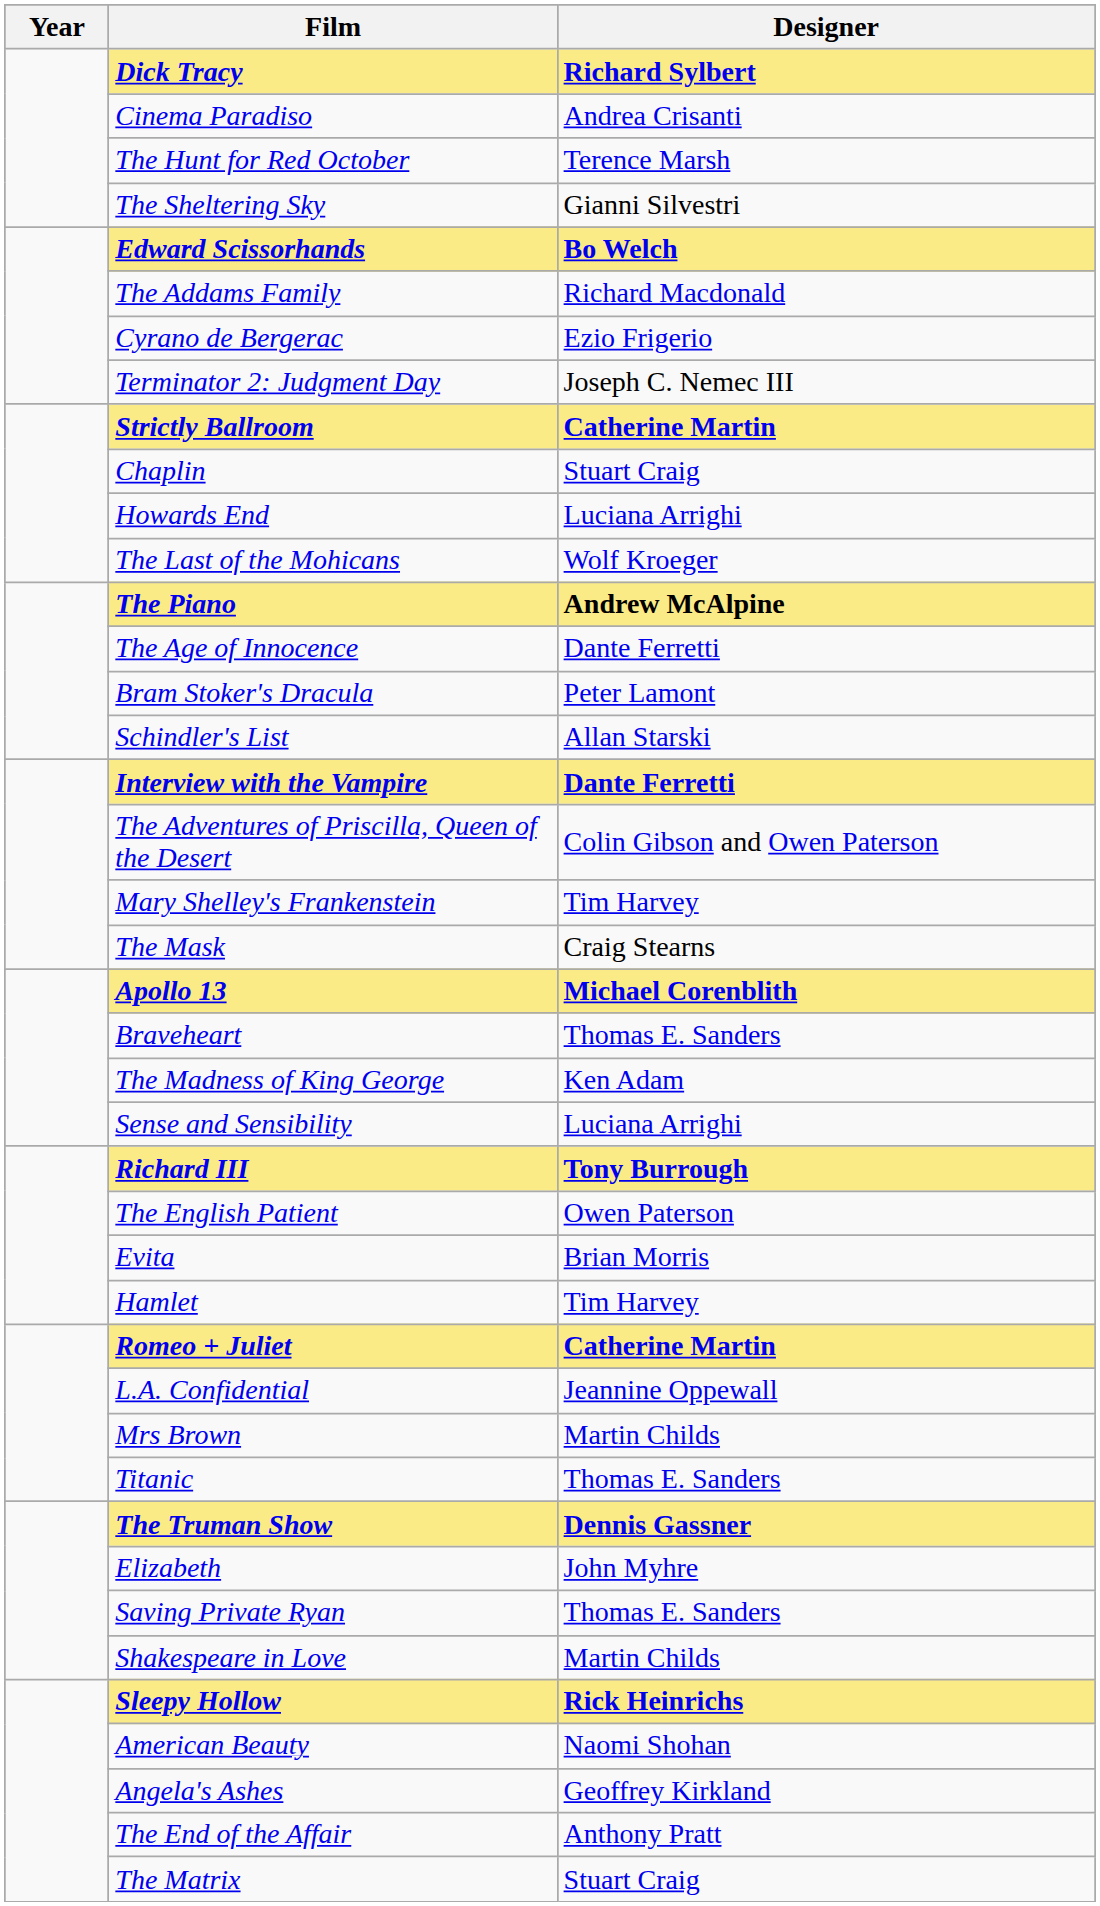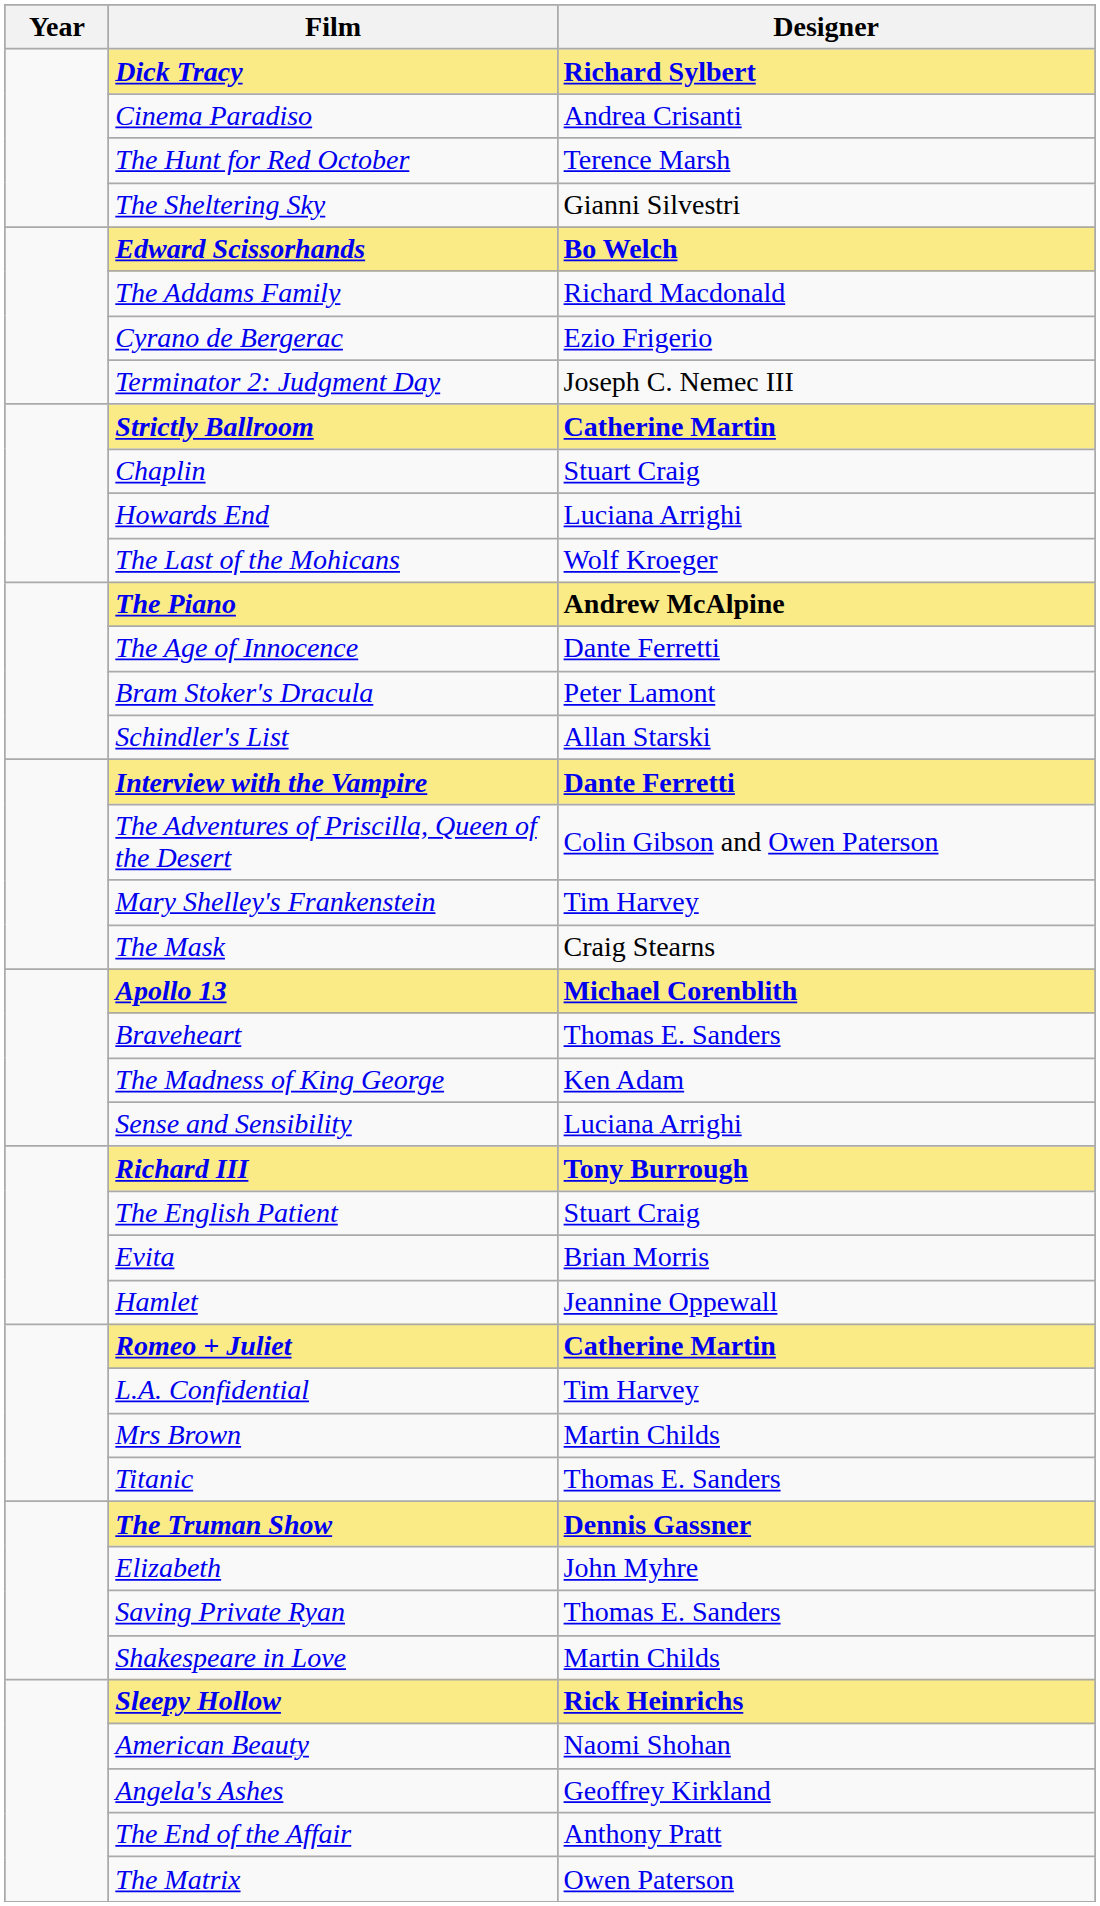(649, 1212) Owen Paterson -> (632, 1212) Stuart Craig
(631, 1301) Tim Harvey -> (671, 1301) Jeannine Oppewall
(671, 1390) Jeannine Oppewall -> (631, 1390) Tim Harvey
(632, 1878) Stuart Craig -> (649, 1878) Owen Paterson
